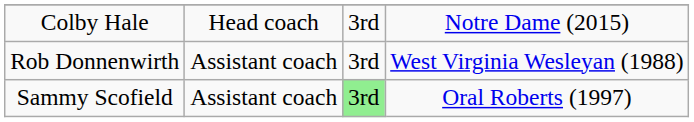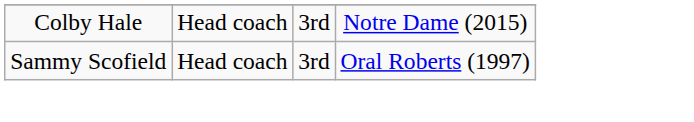- row: (95, 60)
(264, 97) Assistant coach -> (232, 60) Head coach
(364, 97) lightgreen background -> (314, 60) no background
